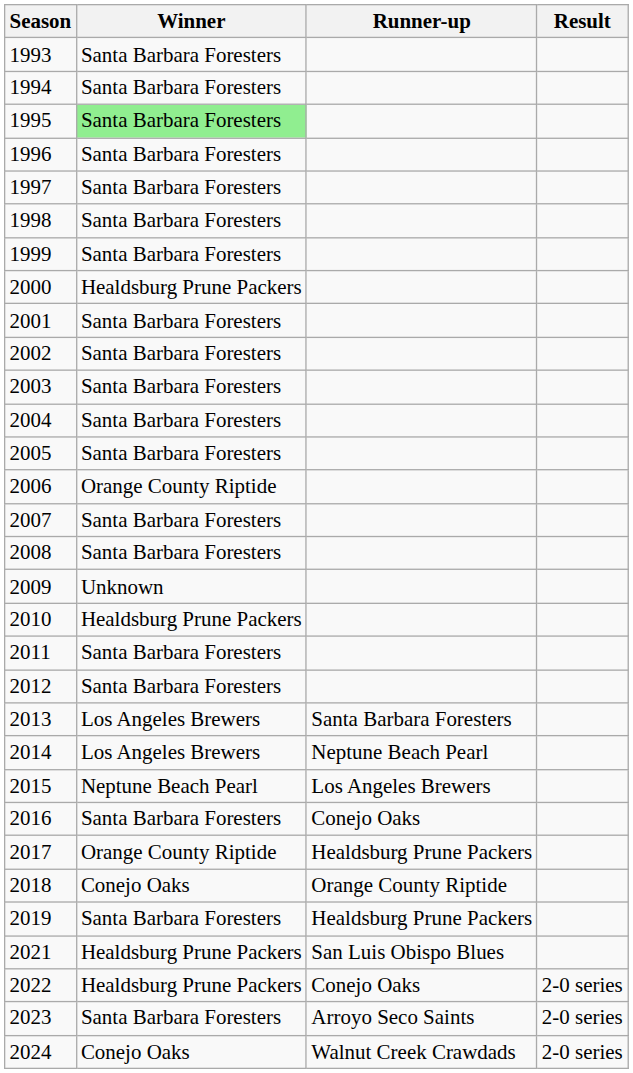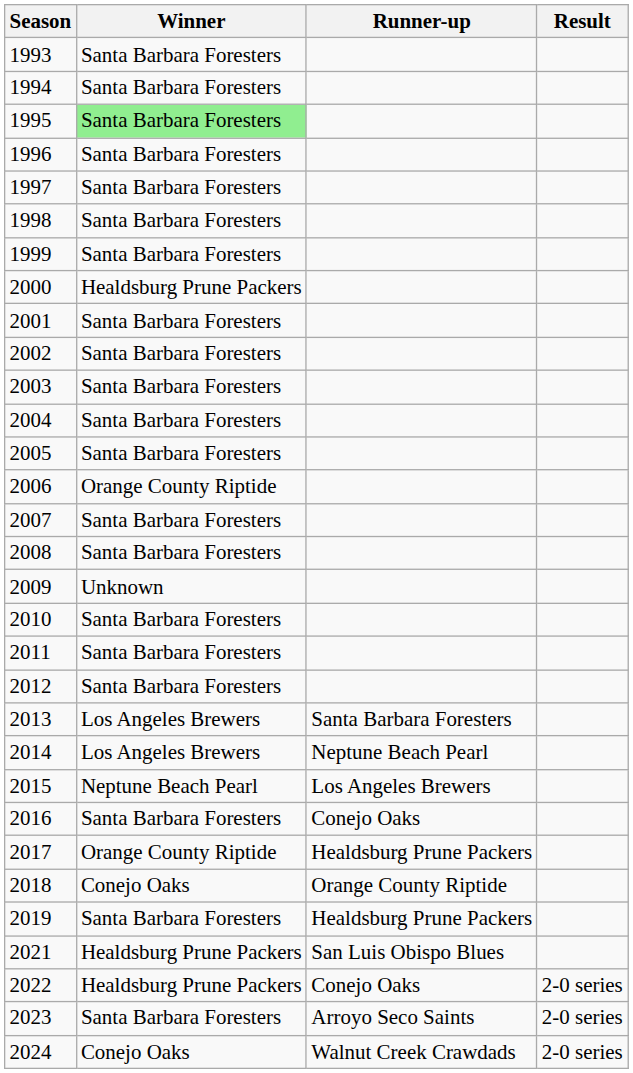(191, 619) Healdsburg Prune Packers -> (181, 619) Santa Barbara Foresters
